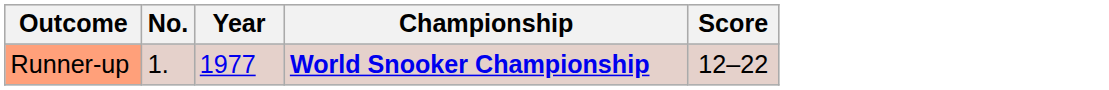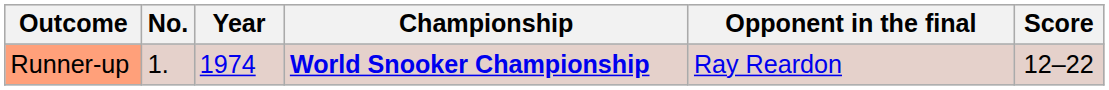+ column: (851, 24)
(228, 64) 1977 -> (228, 64) 1974
